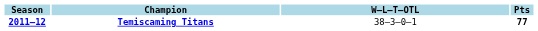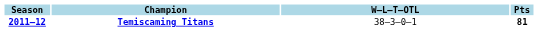(522, 22) 77 -> (522, 22) 81
